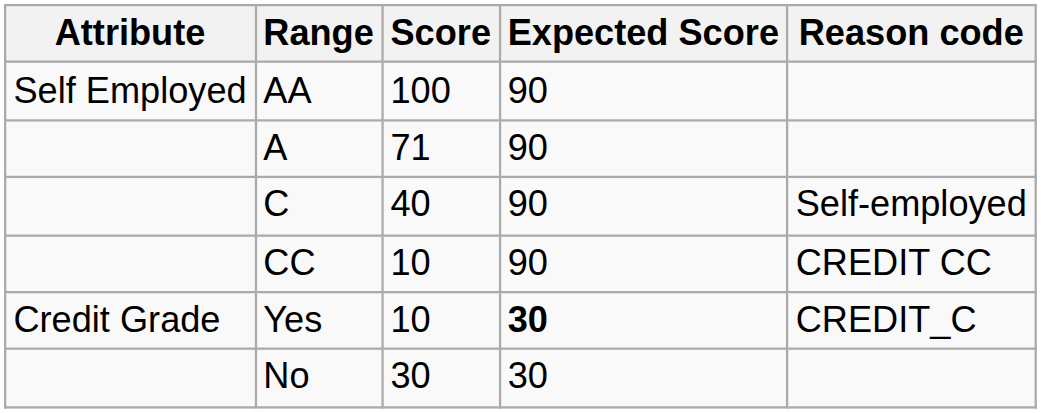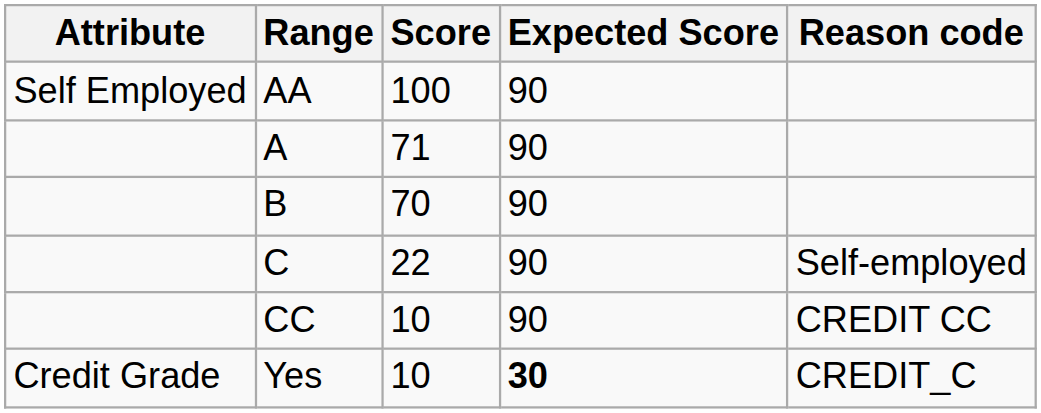+ row: (275, 205)
(411, 205) 40 -> (411, 262) 22
- row: (286, 377)
